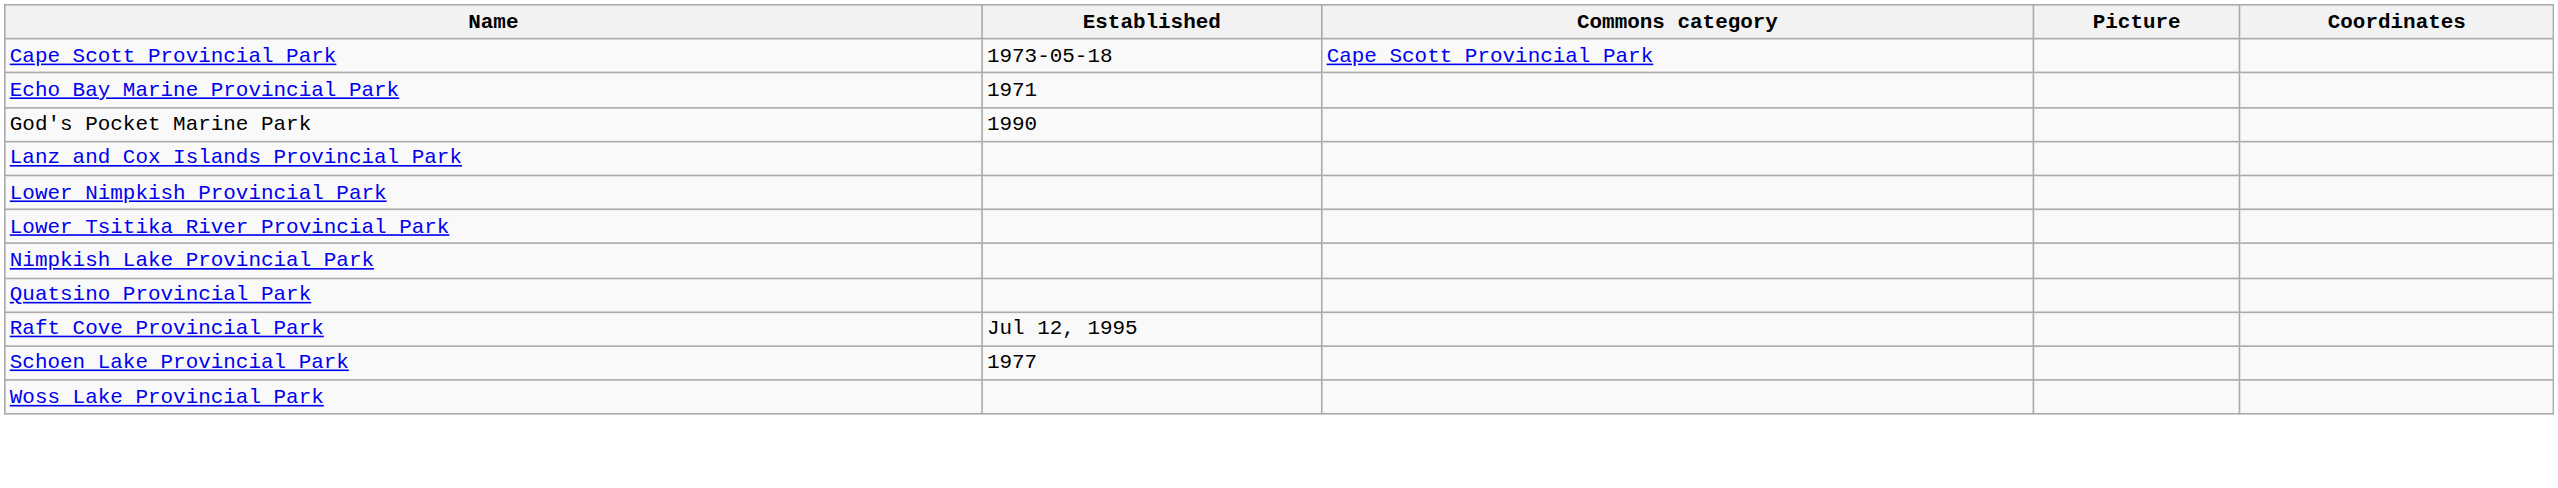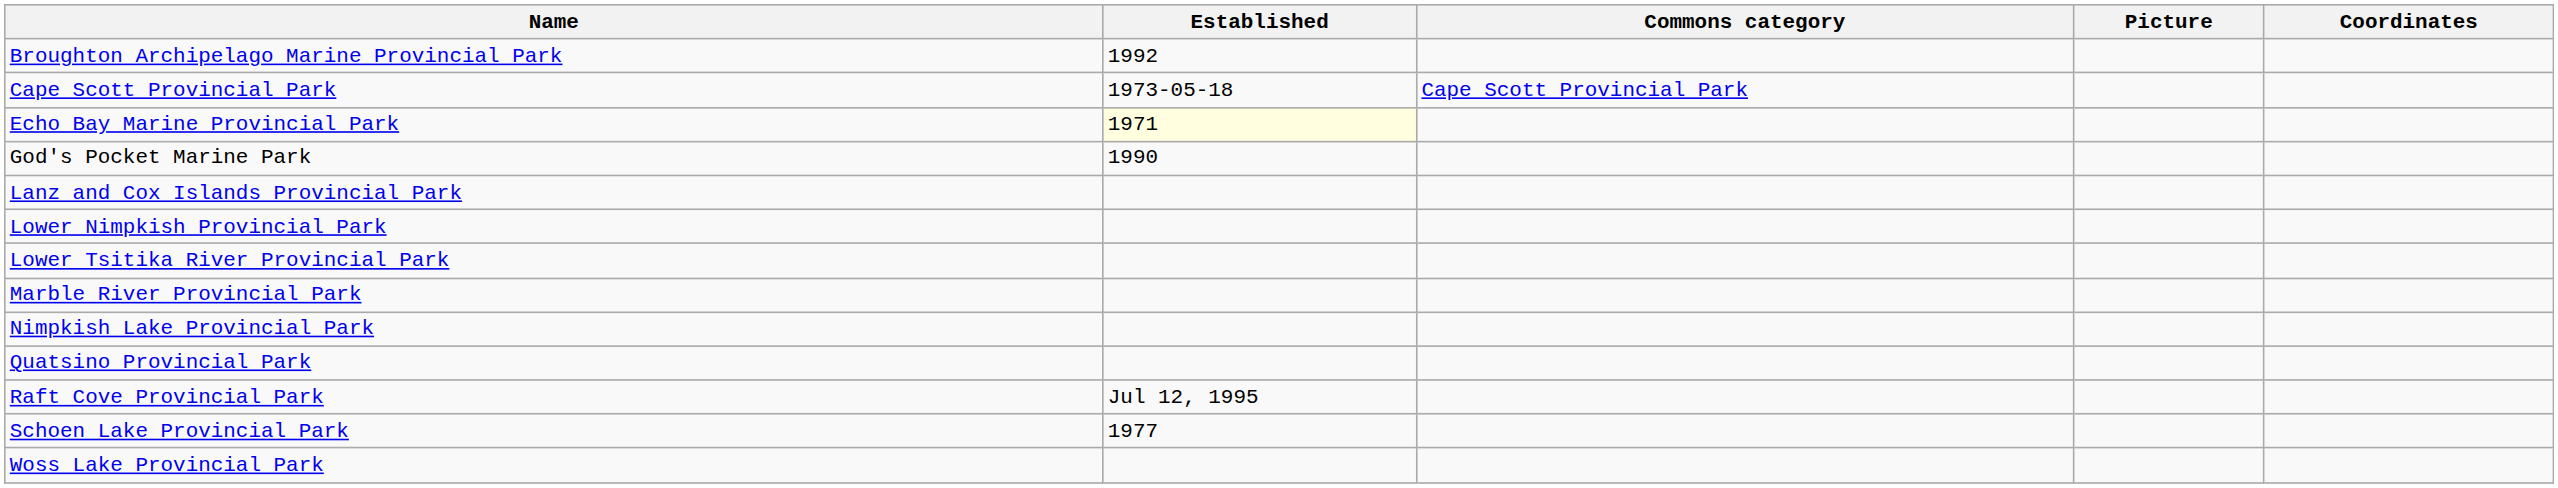+ row: (286, 56)
(1012, 90) no background -> (1133, 124) lightyellow background
+ row: (186, 295)
